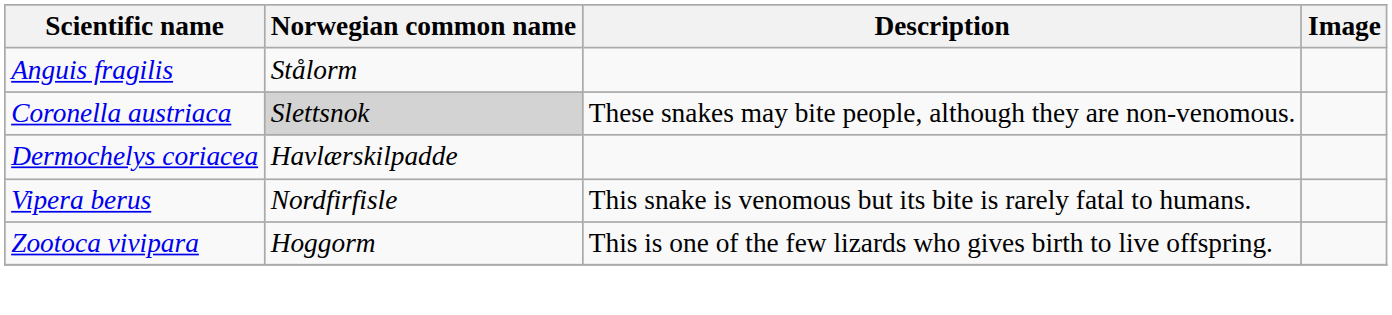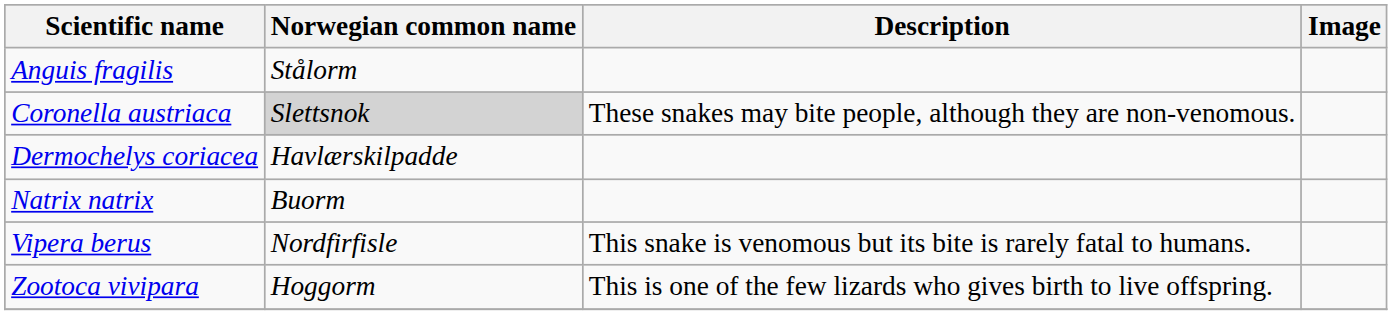+ row: (82, 199)
